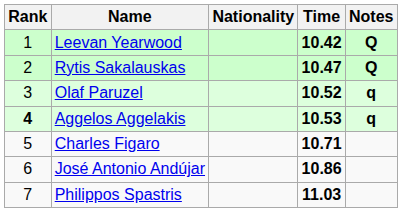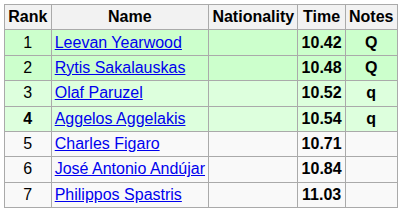(322, 67) 10.47 -> (322, 67) 10.48
(322, 118) 10.53 -> (322, 118) 10.54
(322, 169) 10.86 -> (322, 169) 10.84
